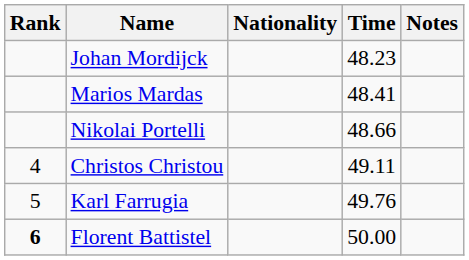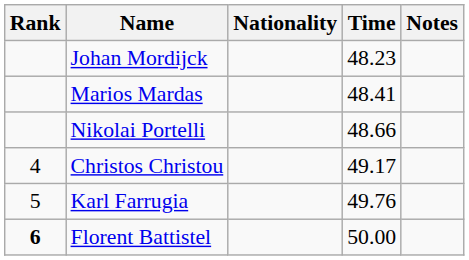(372, 165) 49.11 -> (372, 165) 49.17
